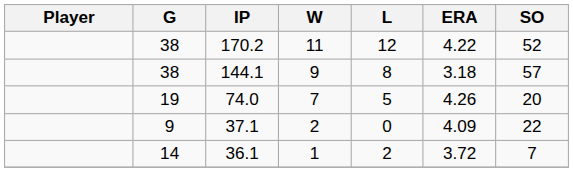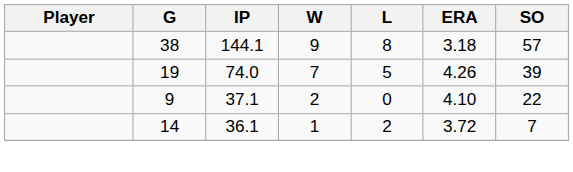- row: (242, 45)
(532, 99) 20 -> (532, 72) 39
(460, 126) 4.09 -> (460, 99) 4.10
